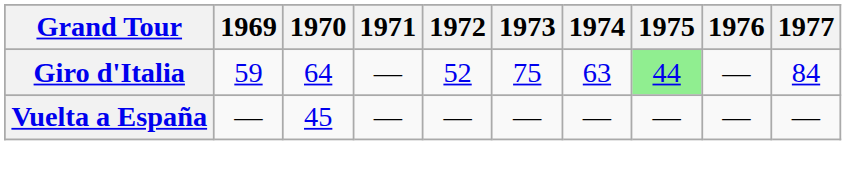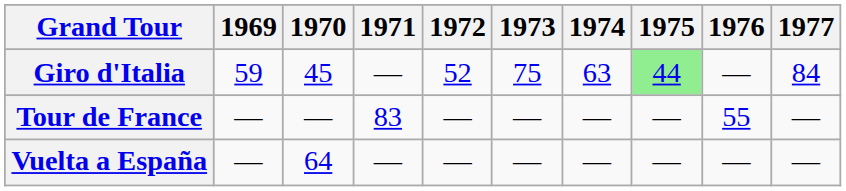(318, 71) 64 -> (318, 71) 45
+ row: (109, 116)
(318, 116) 45 -> (318, 161) 64
